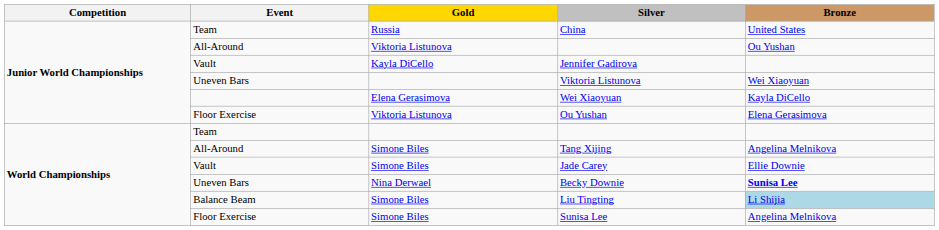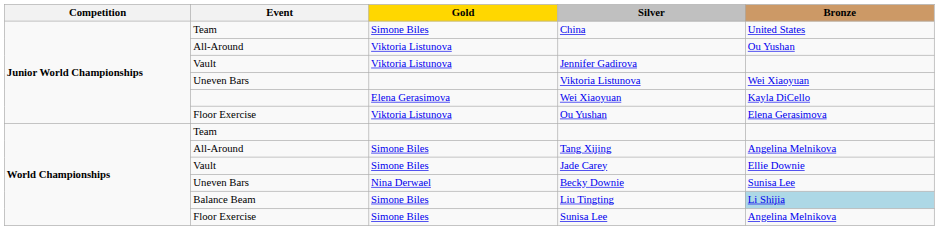(385, 30) Russia -> (400, 30) Simone Biles
(402, 64) Kayla DiCello -> (411, 64) Viktoria Listunova
(773, 183) bold -> (771, 183) normal
